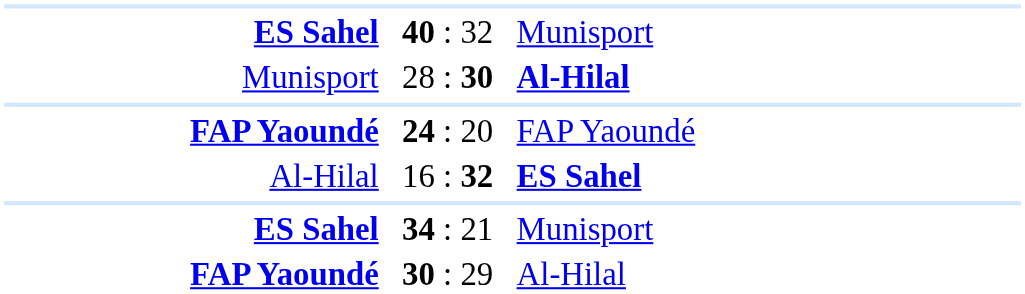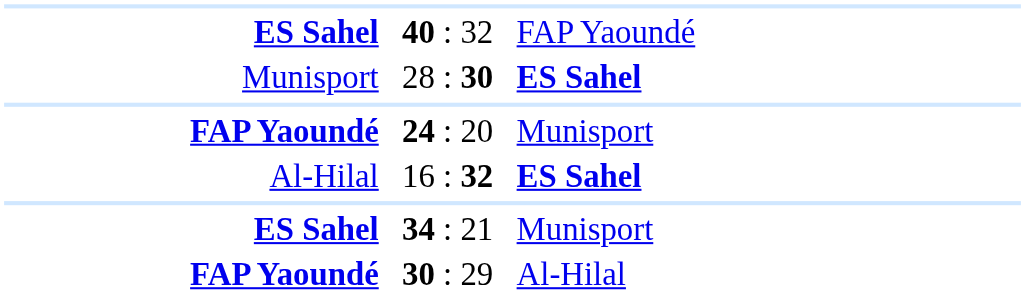(585, 32) Munisport -> (606, 32) FAP Yaoundé
(573, 77) Al-Hilal -> (579, 77) ES Sahel
(606, 130) FAP Yaoundé -> (585, 130) Munisport
